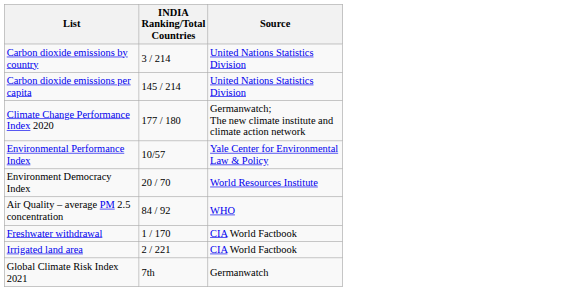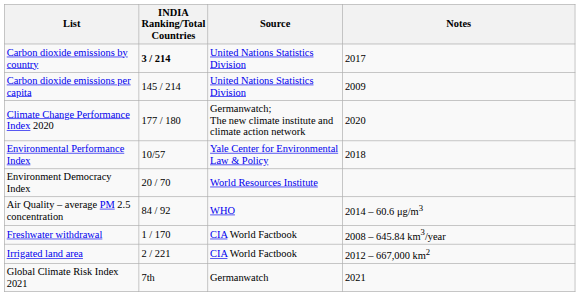+ column: (459, 24)
(156, 58) normal -> (156, 58) bold
